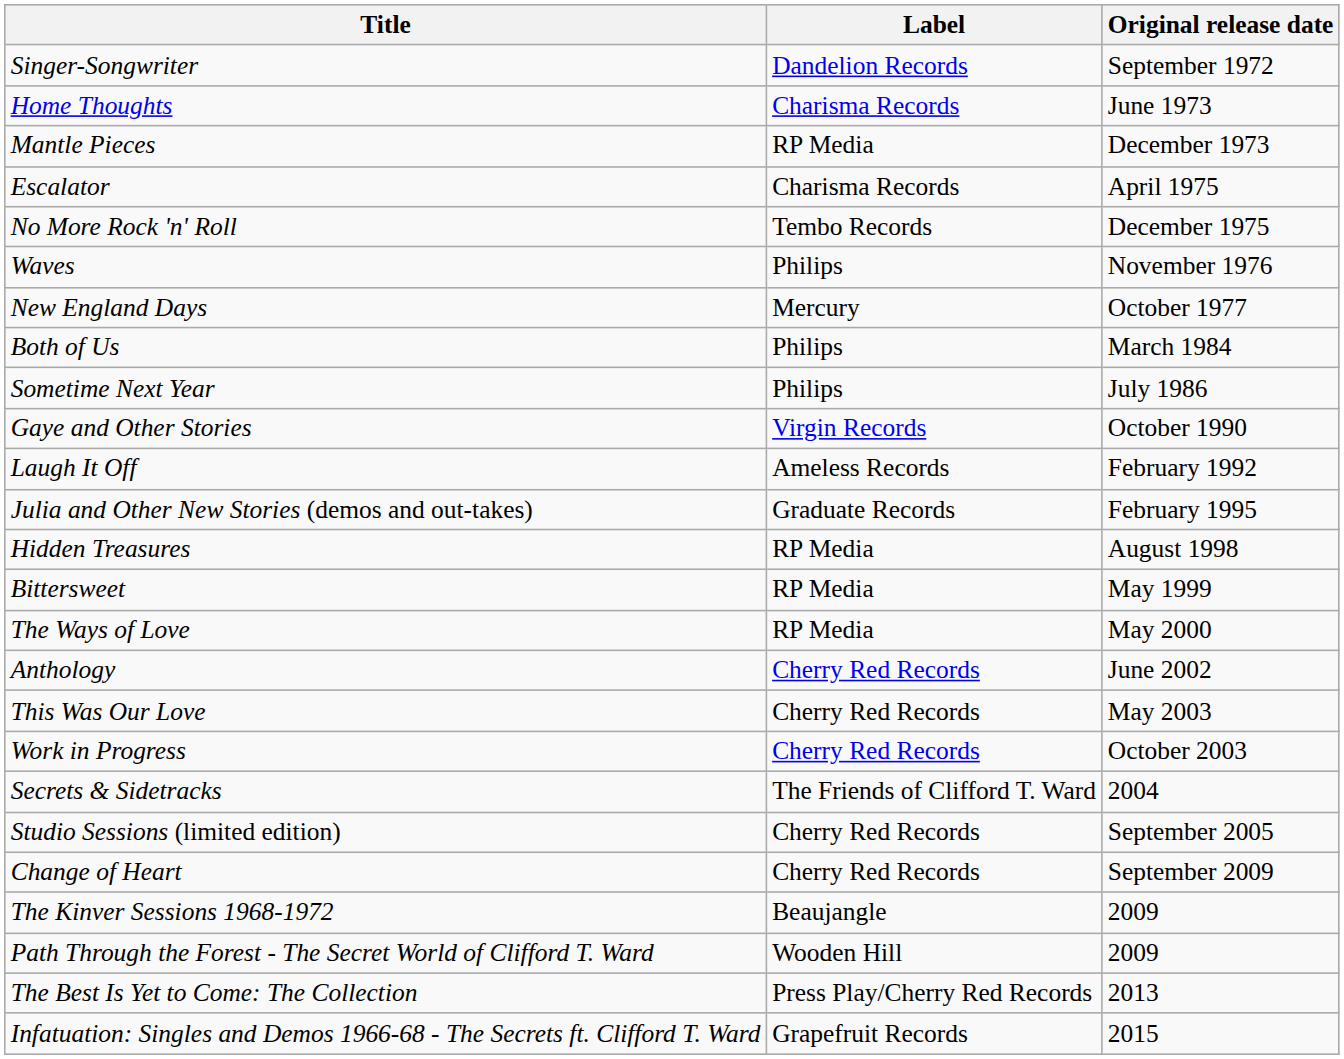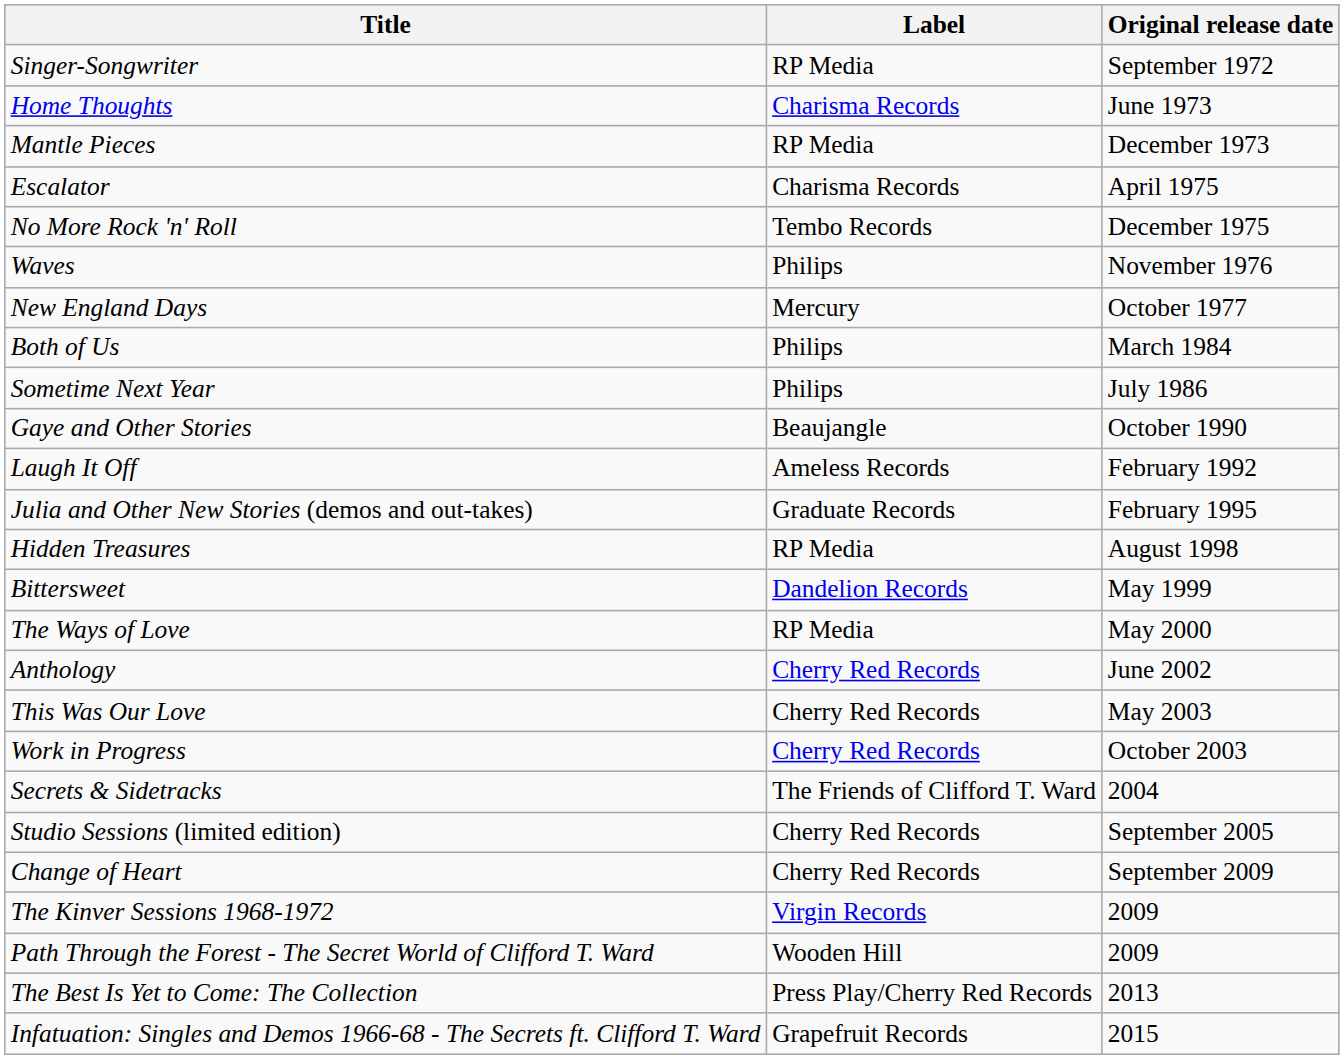(870, 65) Dandelion Records -> (823, 65) RP Media
(849, 428) Virgin Records -> (829, 428) Beaujangle
(823, 589) RP Media -> (870, 589) Dandelion Records
(829, 912) Beaujangle -> (849, 912) Virgin Records
